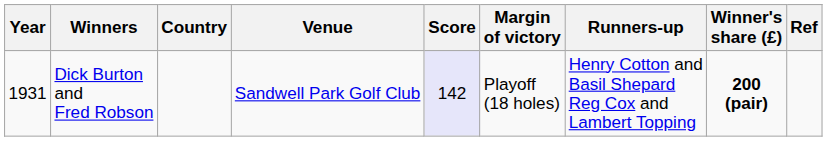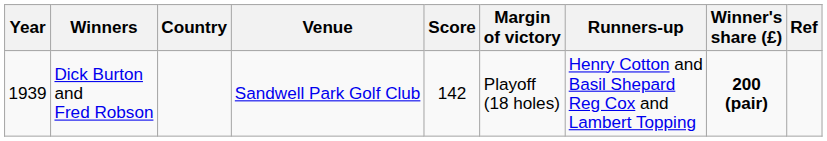(28, 93) 1931 -> (28, 93) 1939
(452, 93) lavender background -> (452, 93) no background
